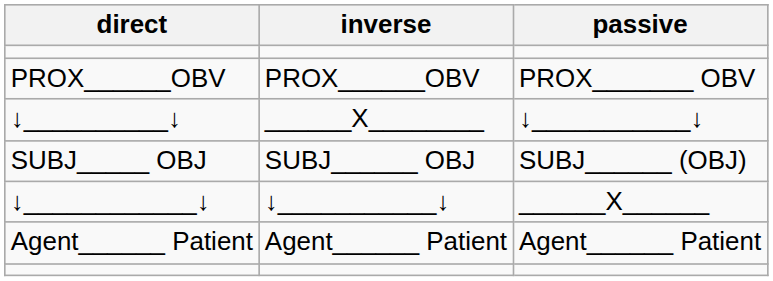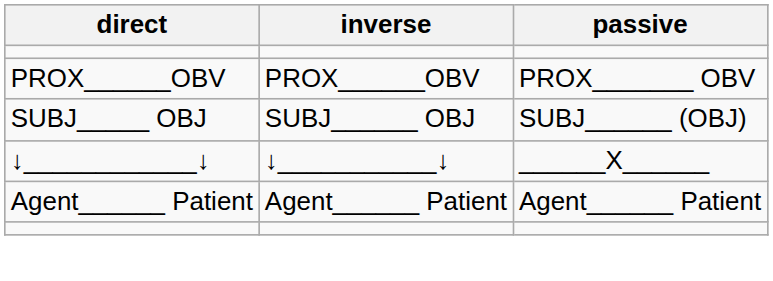- row: (96, 119)
